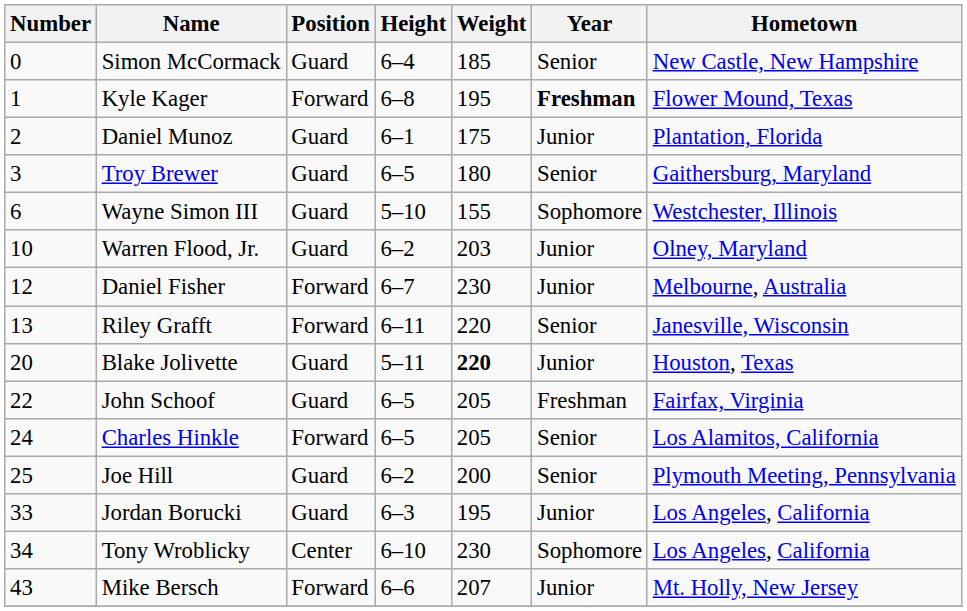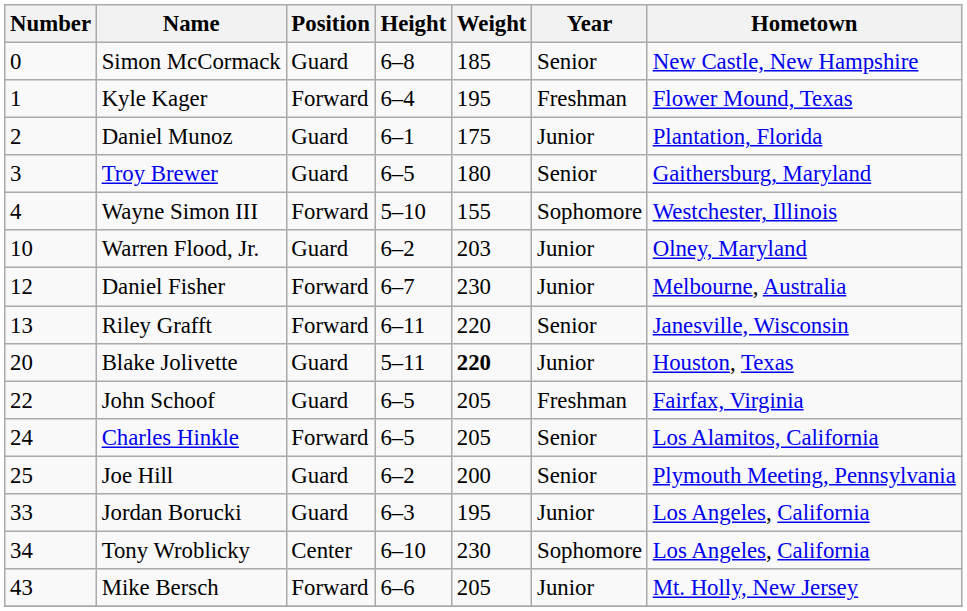(397, 61) 6–4 -> (397, 61) 6–8
(397, 98) 6–8 -> (397, 98) 6–4
(586, 98) bold -> (582, 98) normal
(16, 211) 6 -> (16, 211) 4
(320, 211) Guard -> (330, 211) Forward
(474, 587) 207 -> (474, 587) 205
